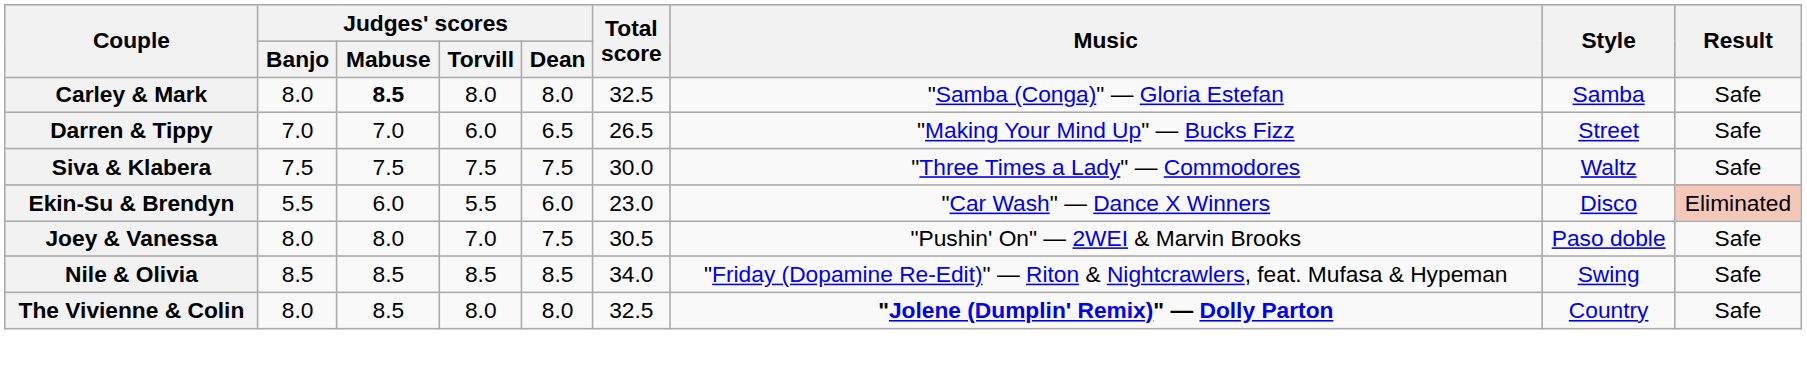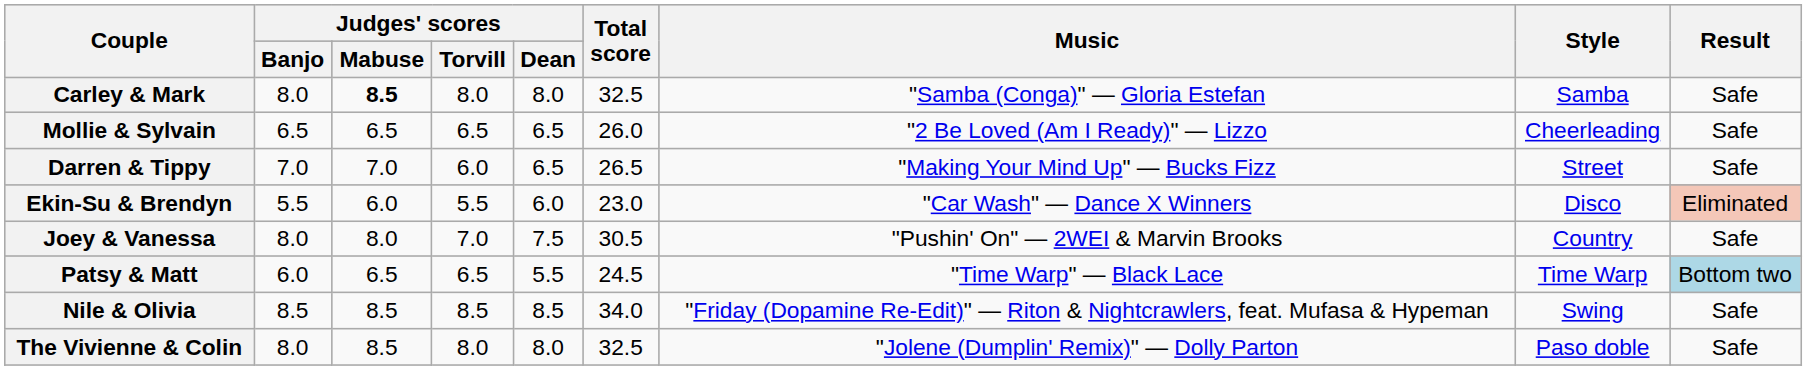+ row: (129, 131)
- row: (131, 167)
(1609, 239) Paso doble -> (1593, 239) Country
+ row: (129, 275)
(1106, 311) bold -> (1087, 347) normal
(1609, 311) Country -> (1593, 347) Paso doble
